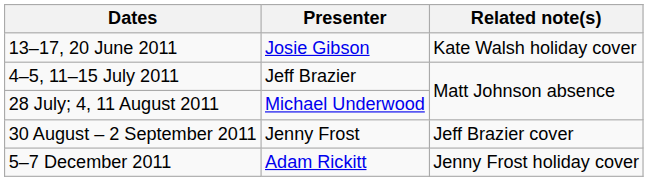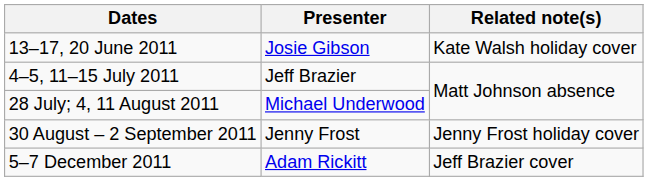(503, 133) Jeff Brazier cover -> (536, 133) Jenny Frost holiday cover
(536, 162) Jenny Frost holiday cover -> (503, 162) Jeff Brazier cover
